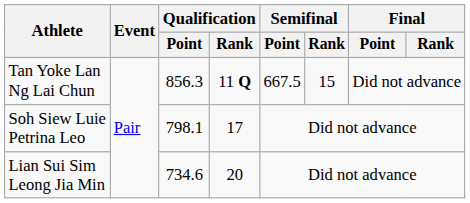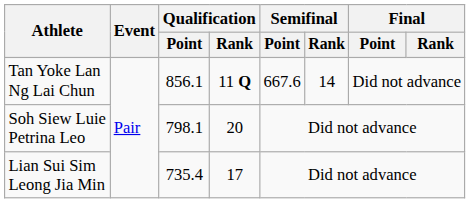(184, 81) 856.3 -> (184, 81) 856.1
(282, 81) 667.5 -> (282, 81) 667.6
(327, 81) 15 -> (327, 81) 14
(235, 128) 17 -> (235, 128) 20
(184, 175) 734.6 -> (184, 175) 735.4
(235, 175) 20 -> (235, 175) 17
